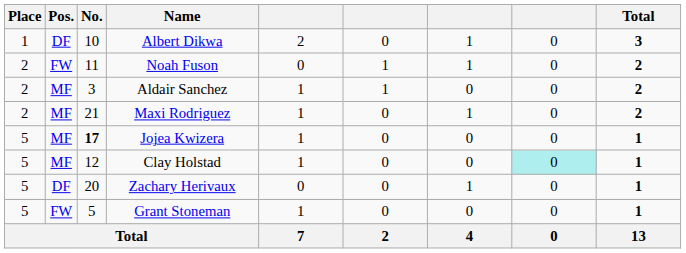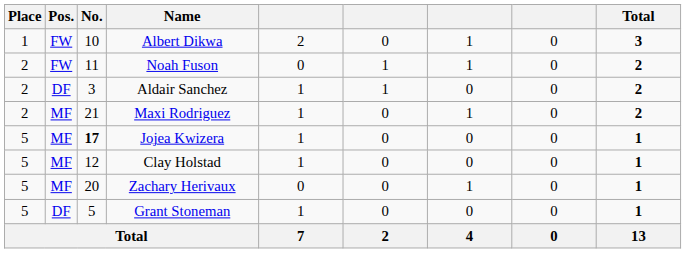(61, 41) DF -> (61, 41) FW
(61, 89) MF -> (61, 89) DF
(554, 162) paleturquoise background -> (554, 162) no background
(61, 187) DF -> (61, 187) MF
(61, 211) FW -> (61, 211) DF
